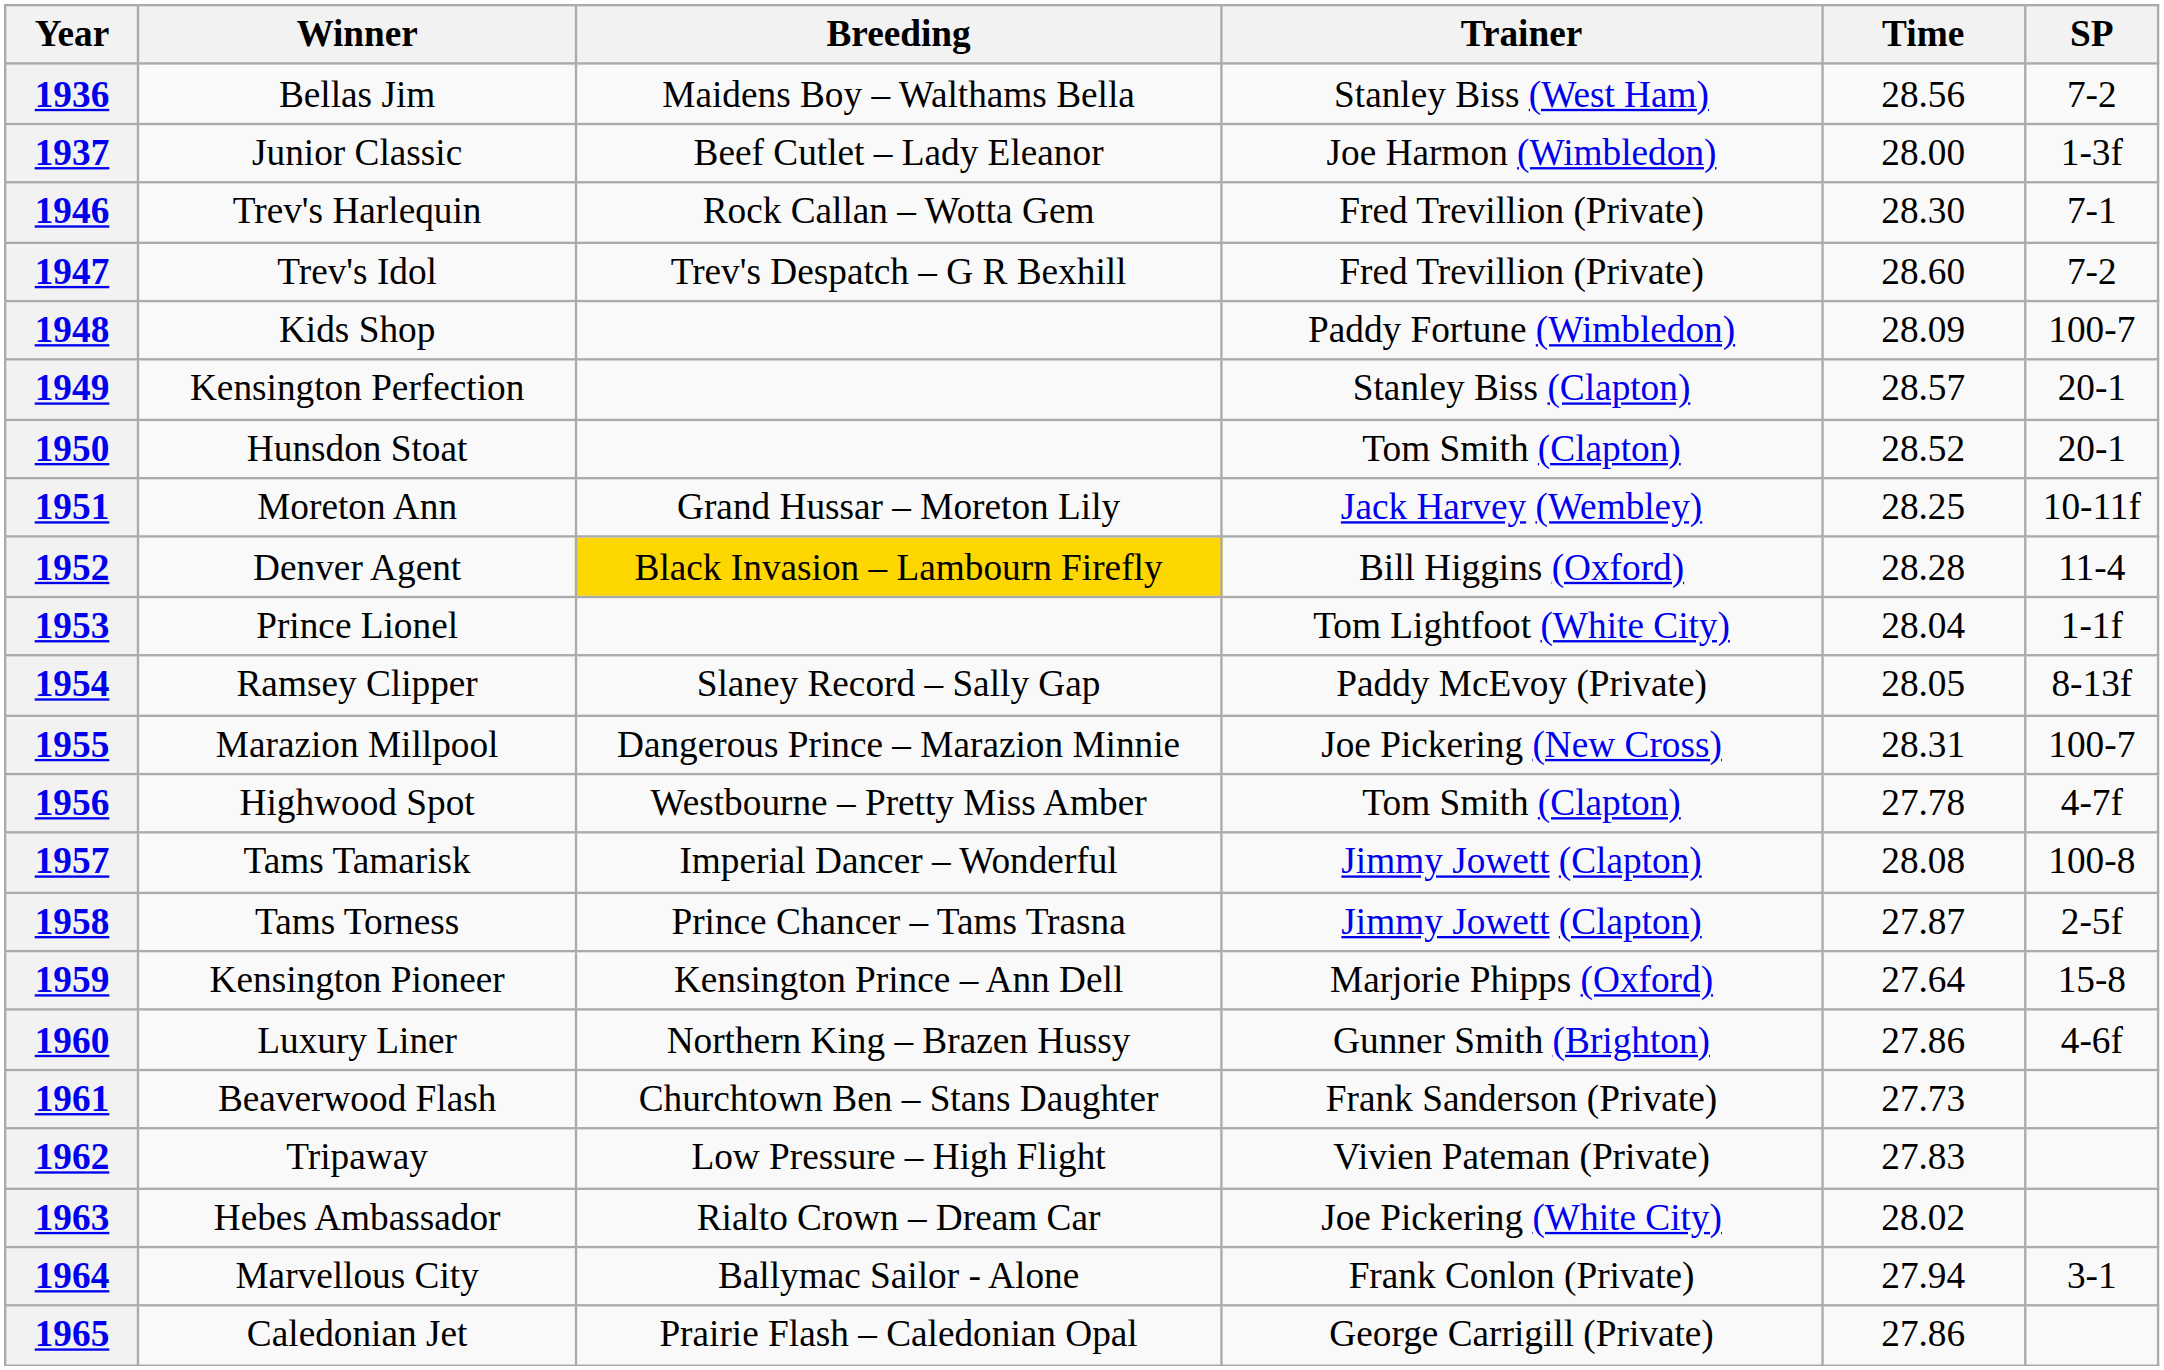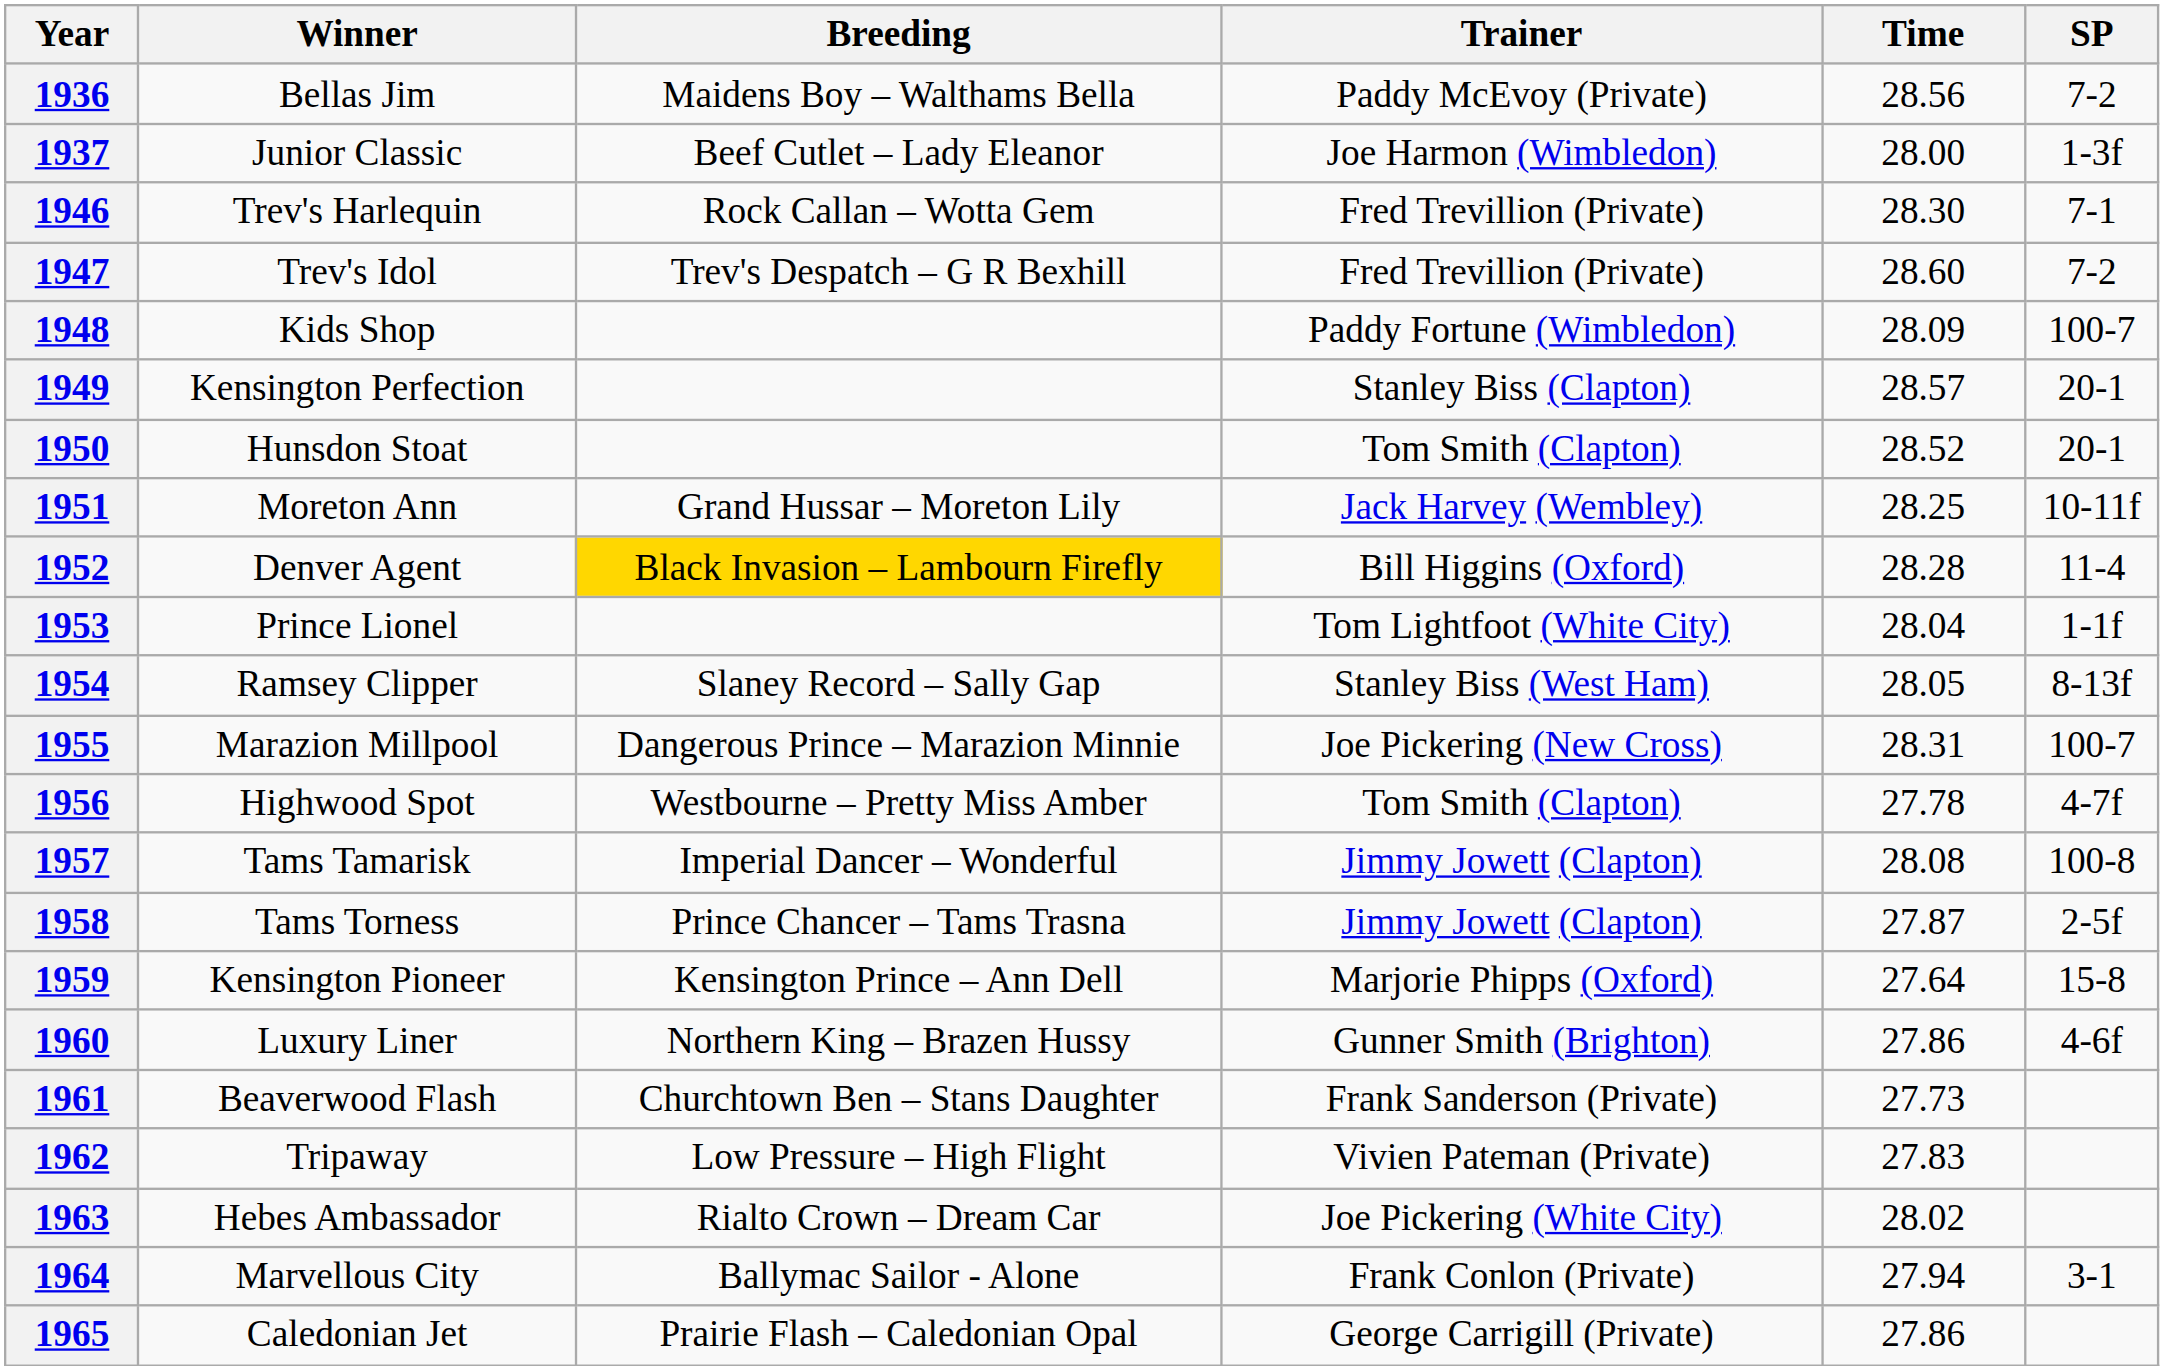(1522, 93) Stanley Biss (West Ham) -> (1522, 93) Paddy McEvoy (Private)
(1522, 684) Paddy McEvoy (Private) -> (1522, 684) Stanley Biss (West Ham)
